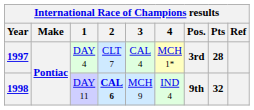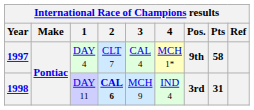(196, 57) 3rd -> (196, 57) 9th
(218, 57) 28 -> (218, 57) 58
(196, 89) 9th -> (196, 89) 3rd
(218, 89) 32 -> (218, 89) 31
